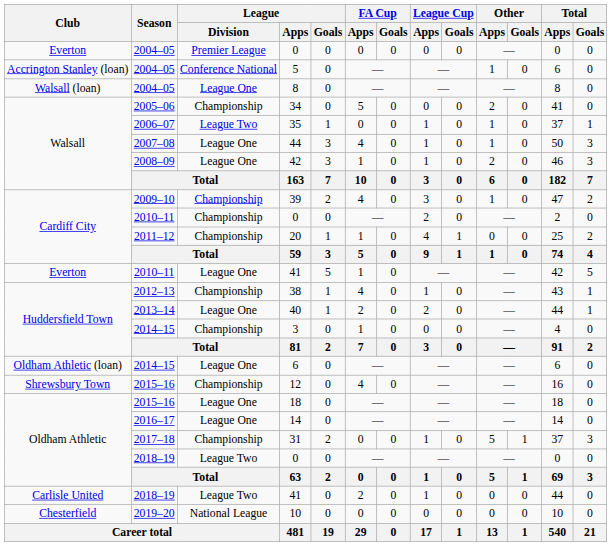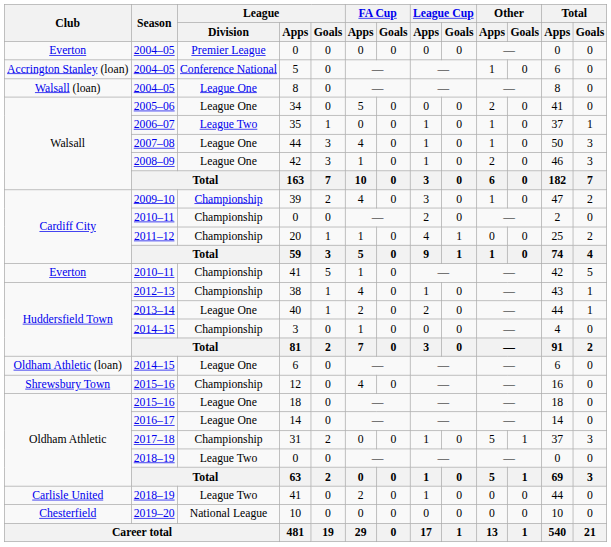(228, 106) Championship -> (228, 106) League One
(228, 273) League One -> (228, 273) Championship
